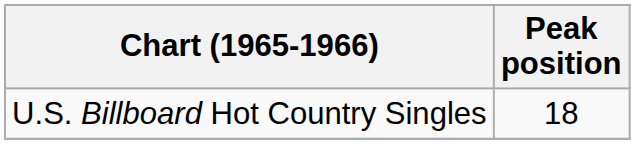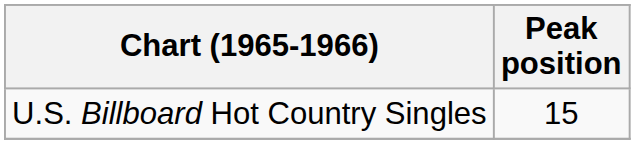(561, 113) 18 -> (561, 113) 15
